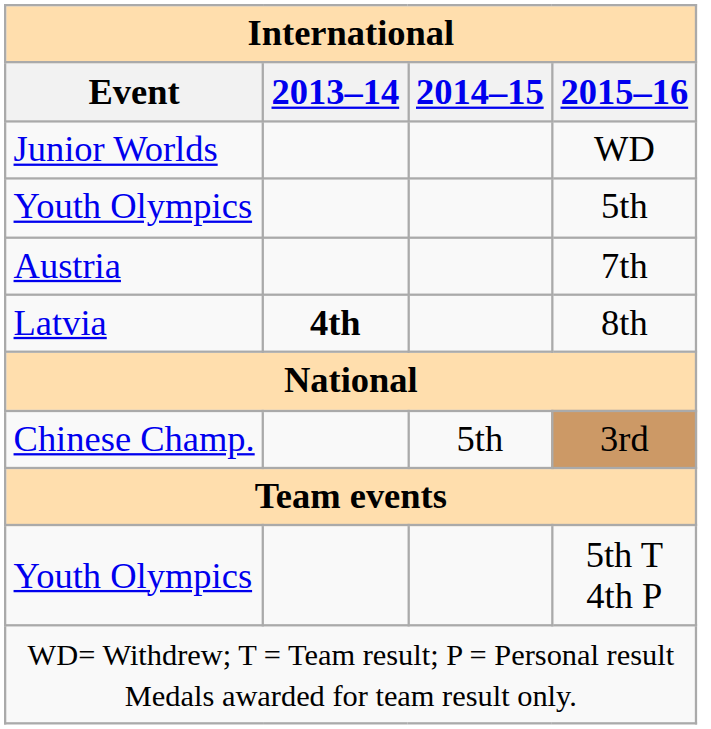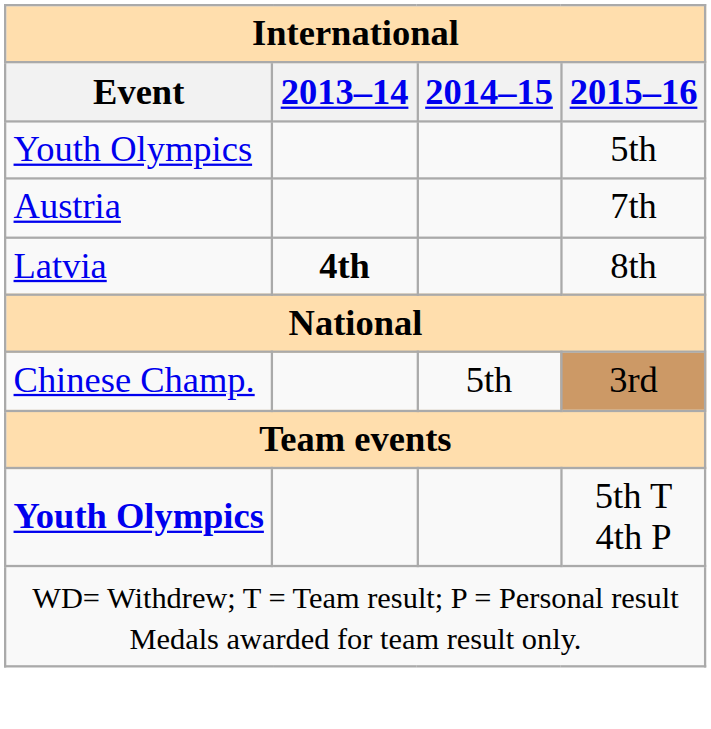- row: (624, 149)
(133, 574) normal -> (139, 516) bold
